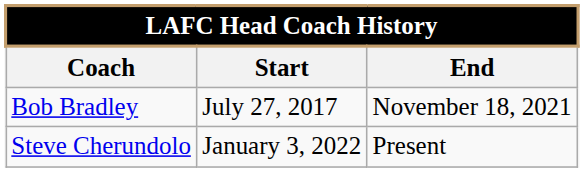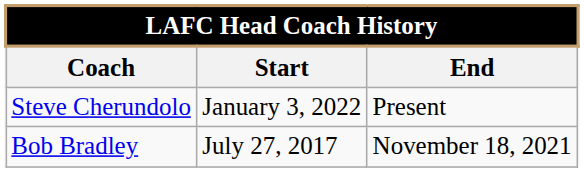rows swapped: (75, 106) <-> (101, 146)
